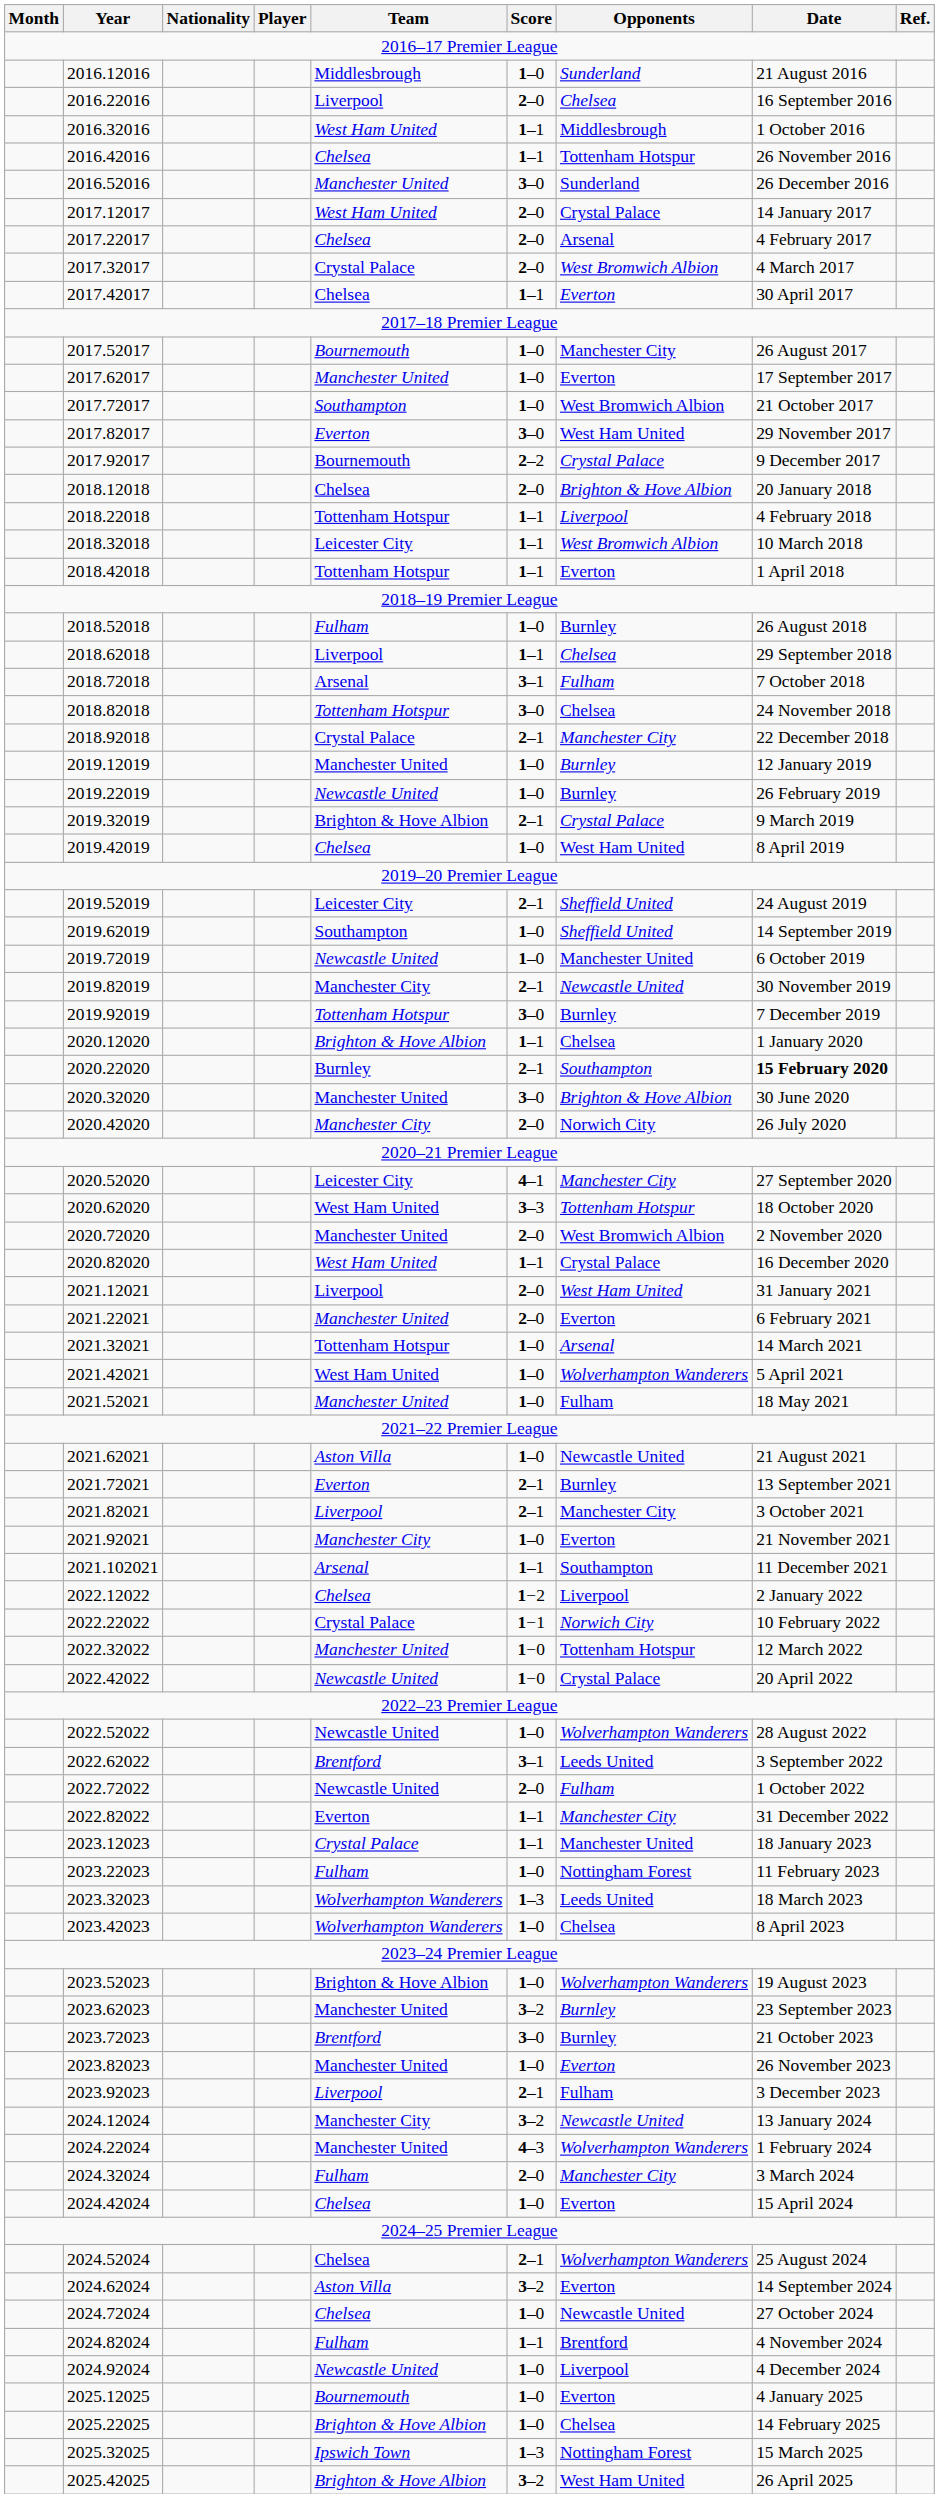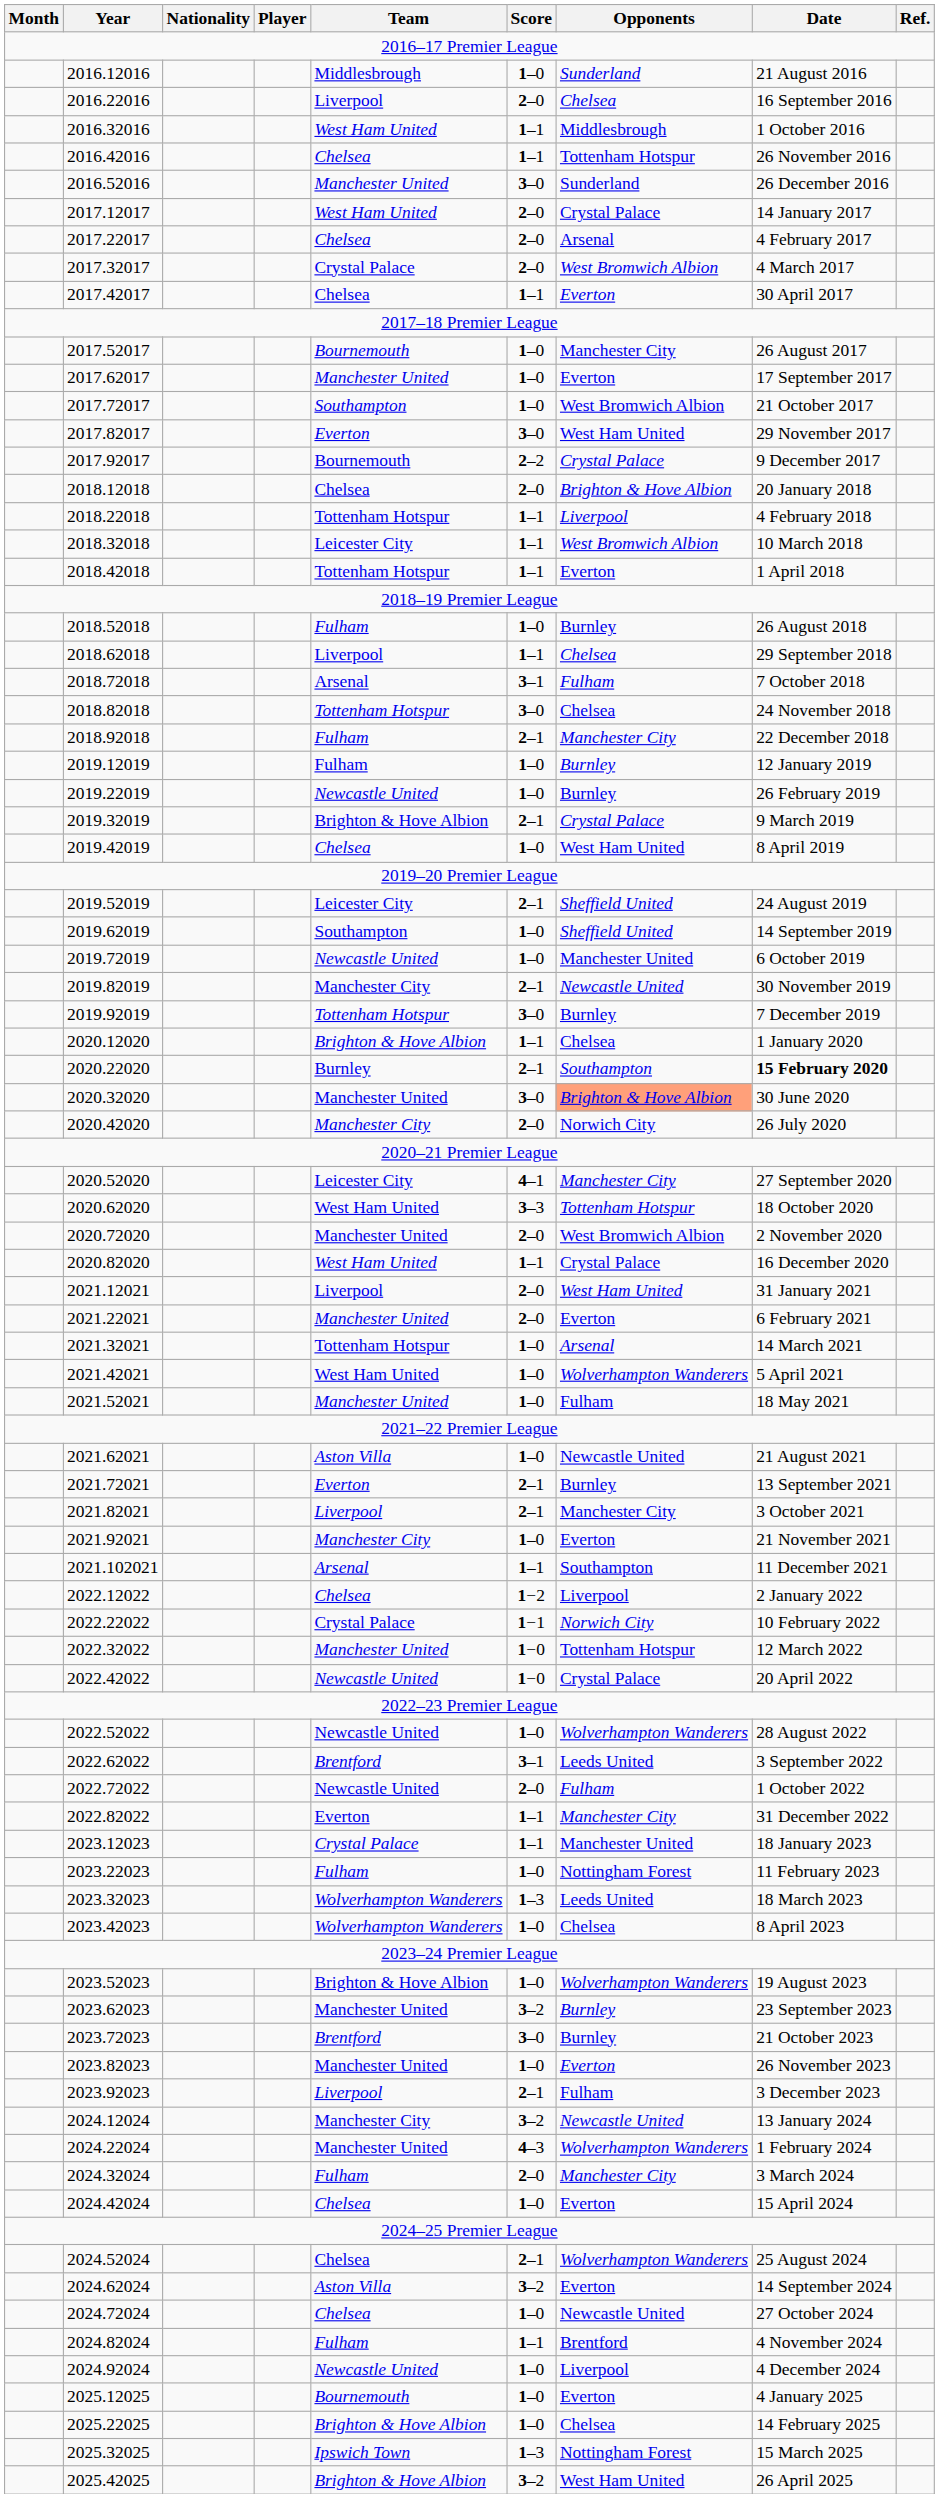(365, 737) Crystal Palace -> (342, 737) Fulham
(381, 765) Manchester United -> (341, 765) Fulham
(646, 1097) no background -> (646, 1097) lightsalmon background
